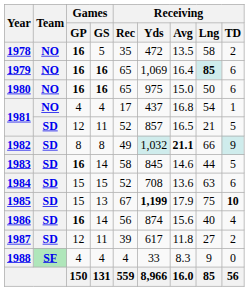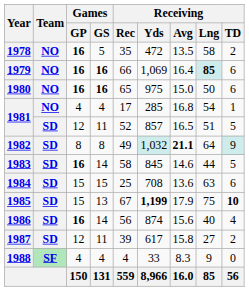(126, 70) 65 -> (126, 70) 66
(154, 107) 437 -> (154, 107) 285
(209, 126) 21 -> (209, 126) 51
(209, 145) 66 -> (209, 145) 64
(126, 182) 52 -> (126, 182) 25
(183, 239) 11.8 -> (183, 239) 15.8
